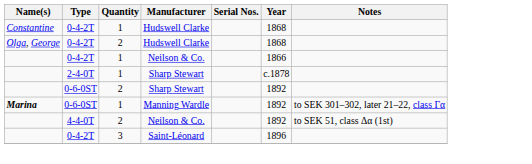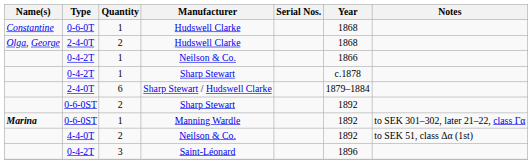(81, 27) 0-4-2T -> (81, 27) 0-6-0T
(81, 43) 0-4-2T -> (81, 43) 2-4-0T
(81, 74) 2-4-0T -> (81, 74) 0-4-2T
+ row: (120, 89)
